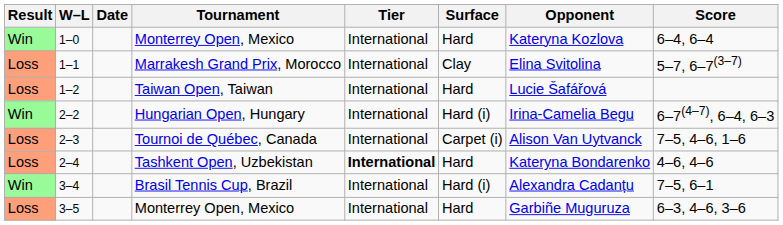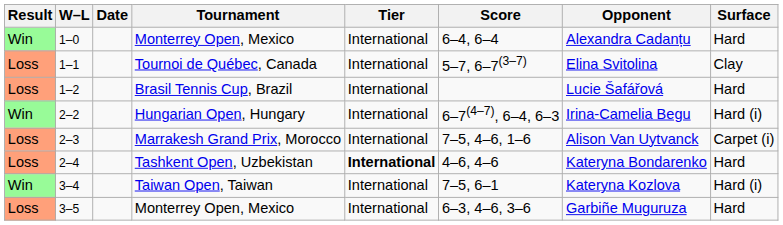columns swapped: (472, 16) <-> (716, 16)
(566, 39) Kateryna Kozlova -> (628, 39) Alexandra Cadanțu
(238, 64) Marrakesh Grand Prix, Morocco -> (226, 64) Tournoi de Québec, Canada
(204, 89) Taiwan Open, Taiwan -> (214, 89) Brasil Tennis Cup, Brazil
(226, 139) Tournoi de Québec, Canada -> (238, 139) Marrakesh Grand Prix, Morocco
(214, 185) Brasil Tennis Cup, Brazil -> (204, 185) Taiwan Open, Taiwan
(572, 185) Alexandra Cadanțu -> (623, 185) Kateryna Kozlova
